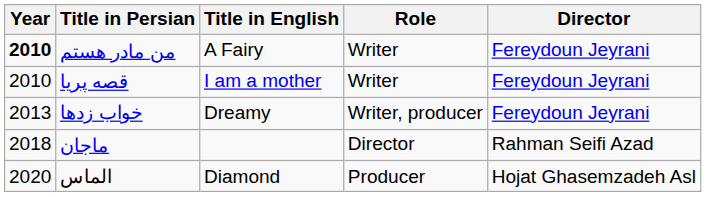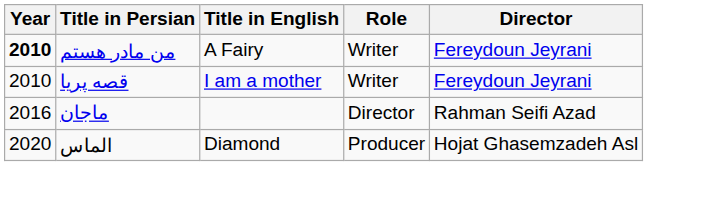- row: (101, 113)
(30, 144) 2018 -> (30, 113) 2016
